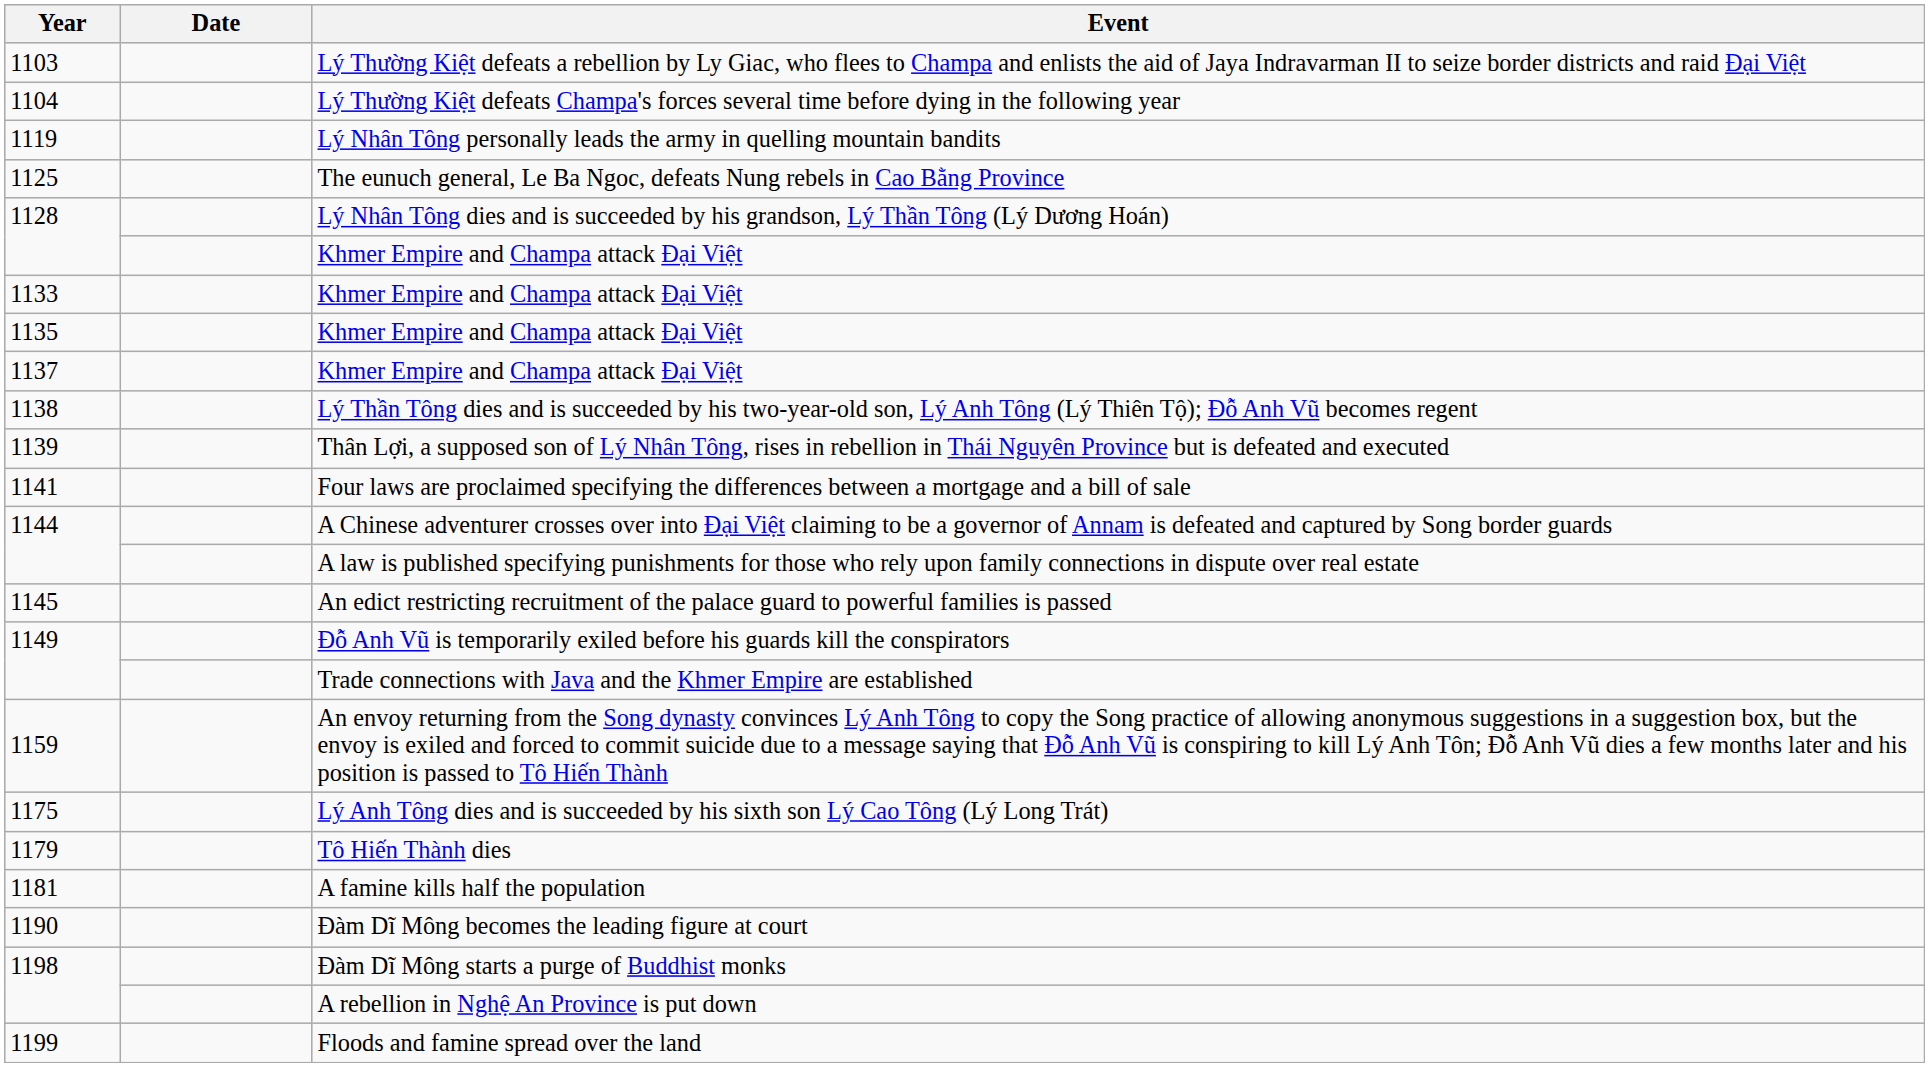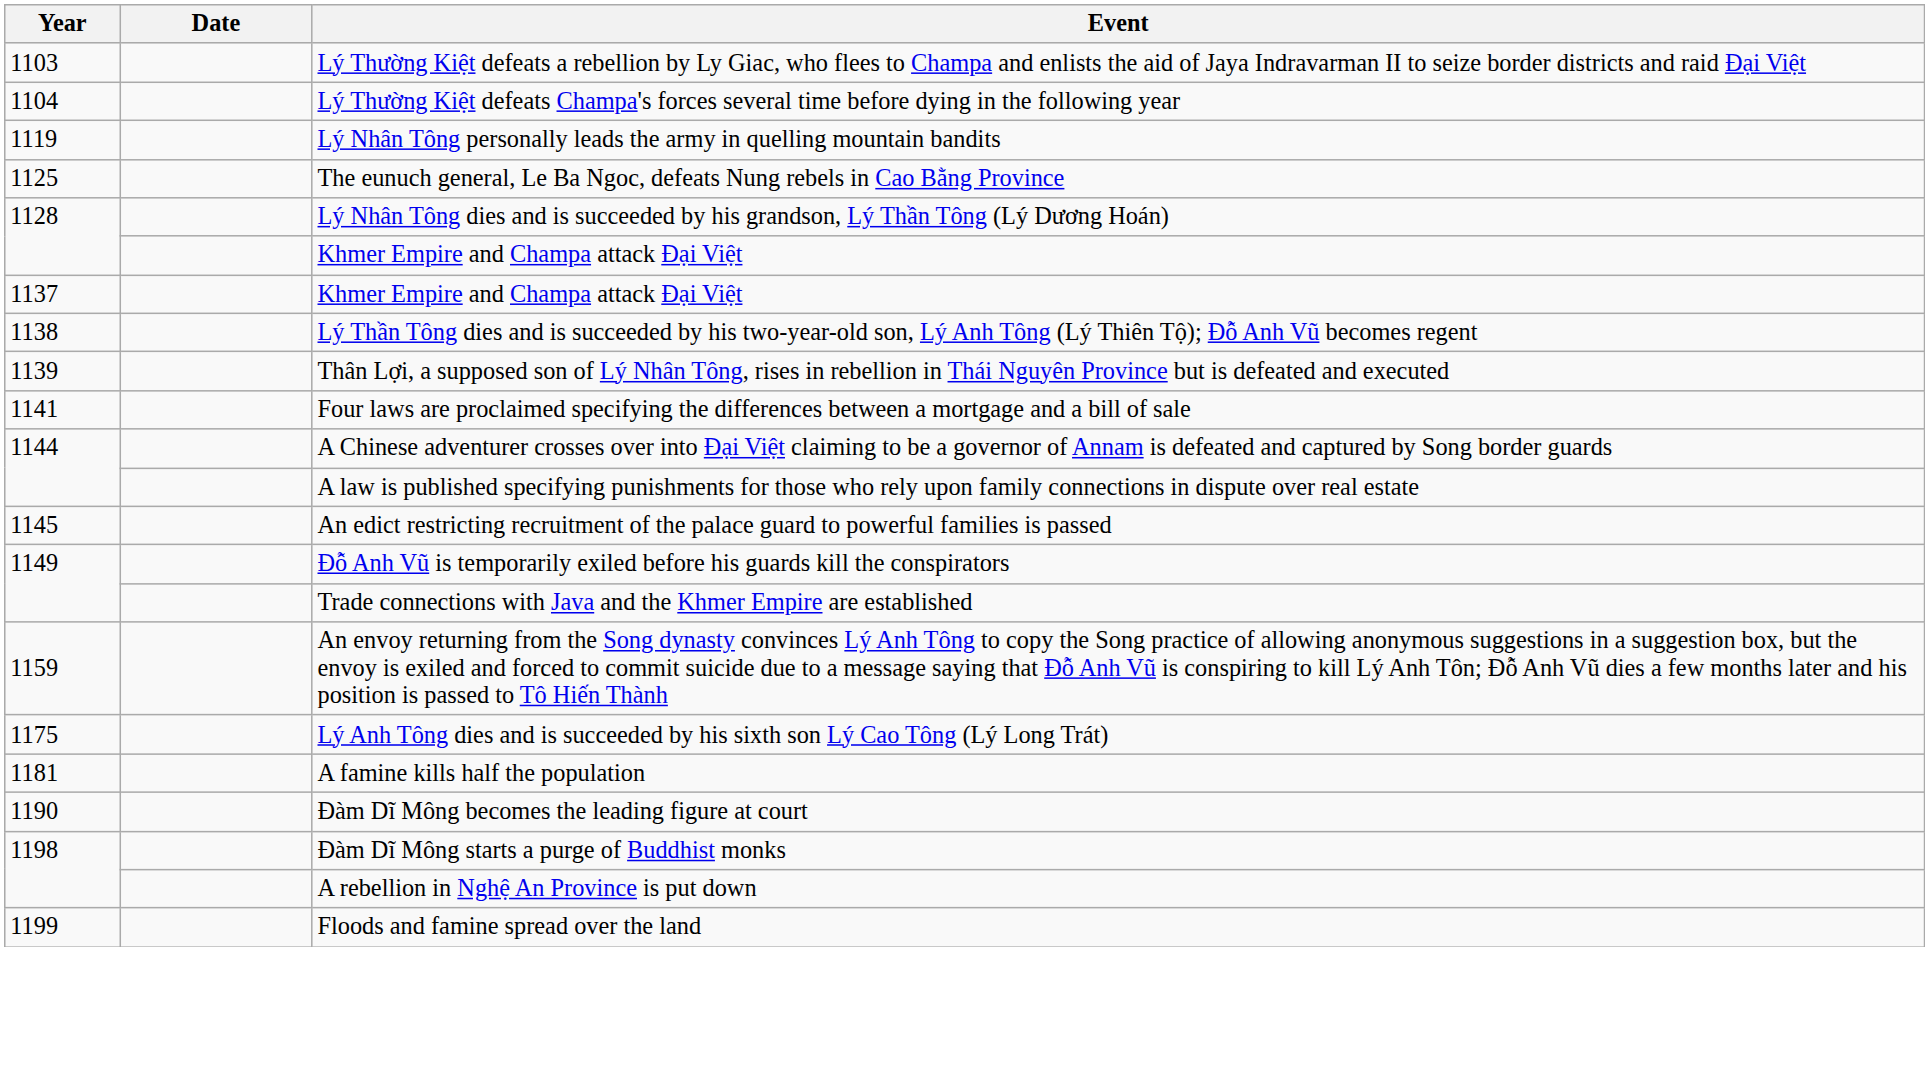- row: (34, 293)
- row: (34, 332)
- row: (34, 849)
